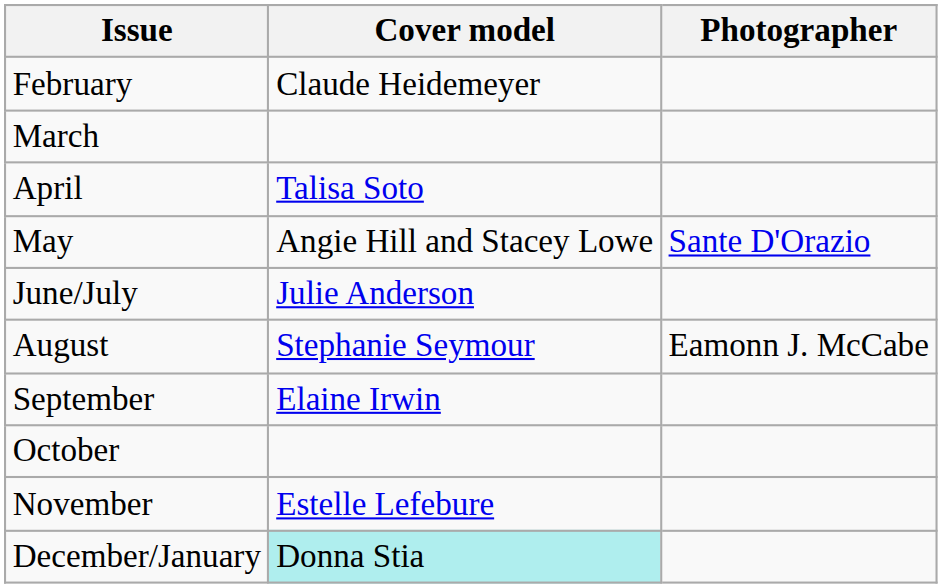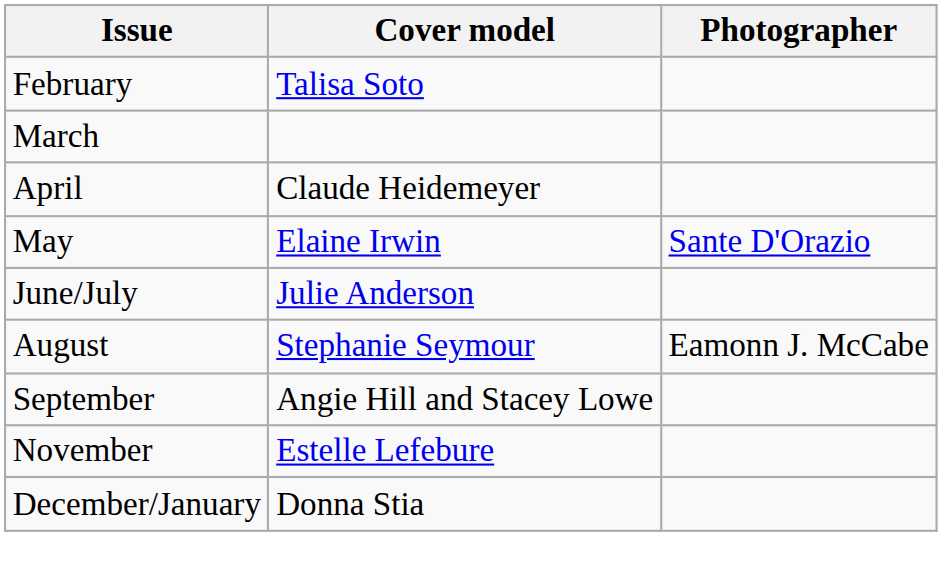(408, 83) Claude Heidemeyer -> (350, 83) Talisa Soto
(350, 188) Talisa Soto -> (408, 188) Claude Heidemeyer
(465, 240) Angie Hill and Stacey Lowe -> (359, 240) Elaine Irwin
(359, 398) Elaine Irwin -> (465, 398) Angie Hill and Stacey Lowe
- row: (66, 450)
(350, 556) paleturquoise background -> (350, 503) no background
